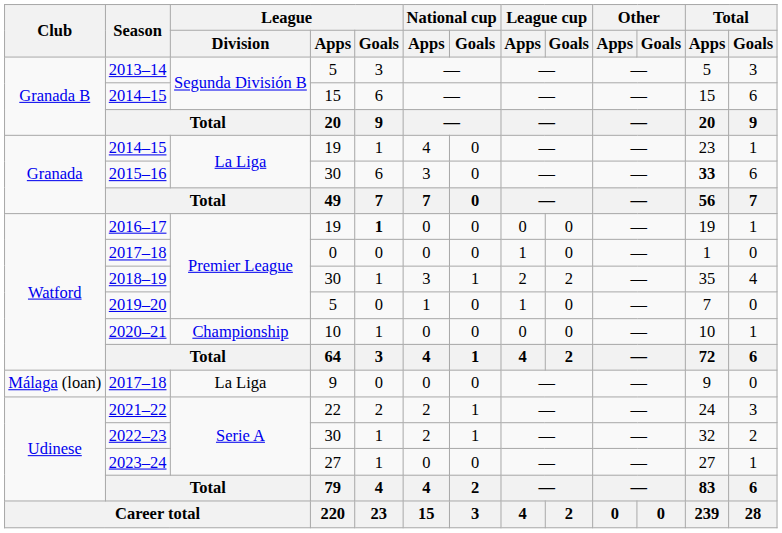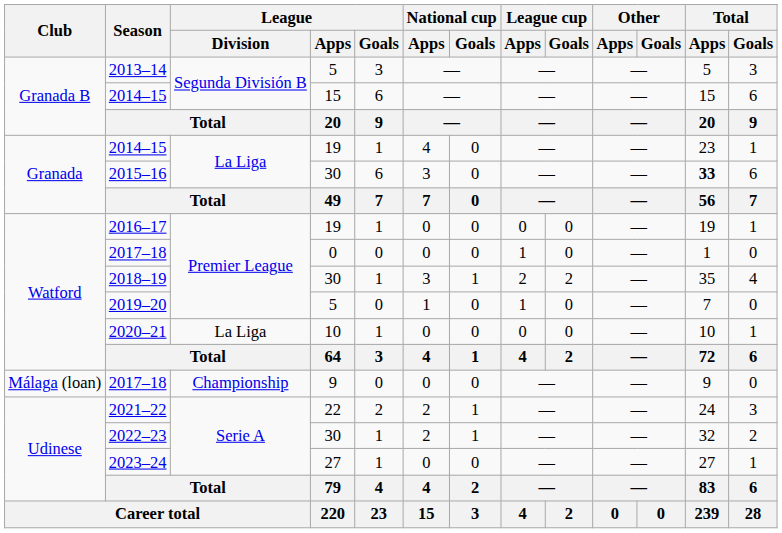(379, 226) bold -> (379, 226) normal
(240, 331) Championship -> (240, 331) La Liga
(240, 383) La Liga -> (240, 383) Championship
